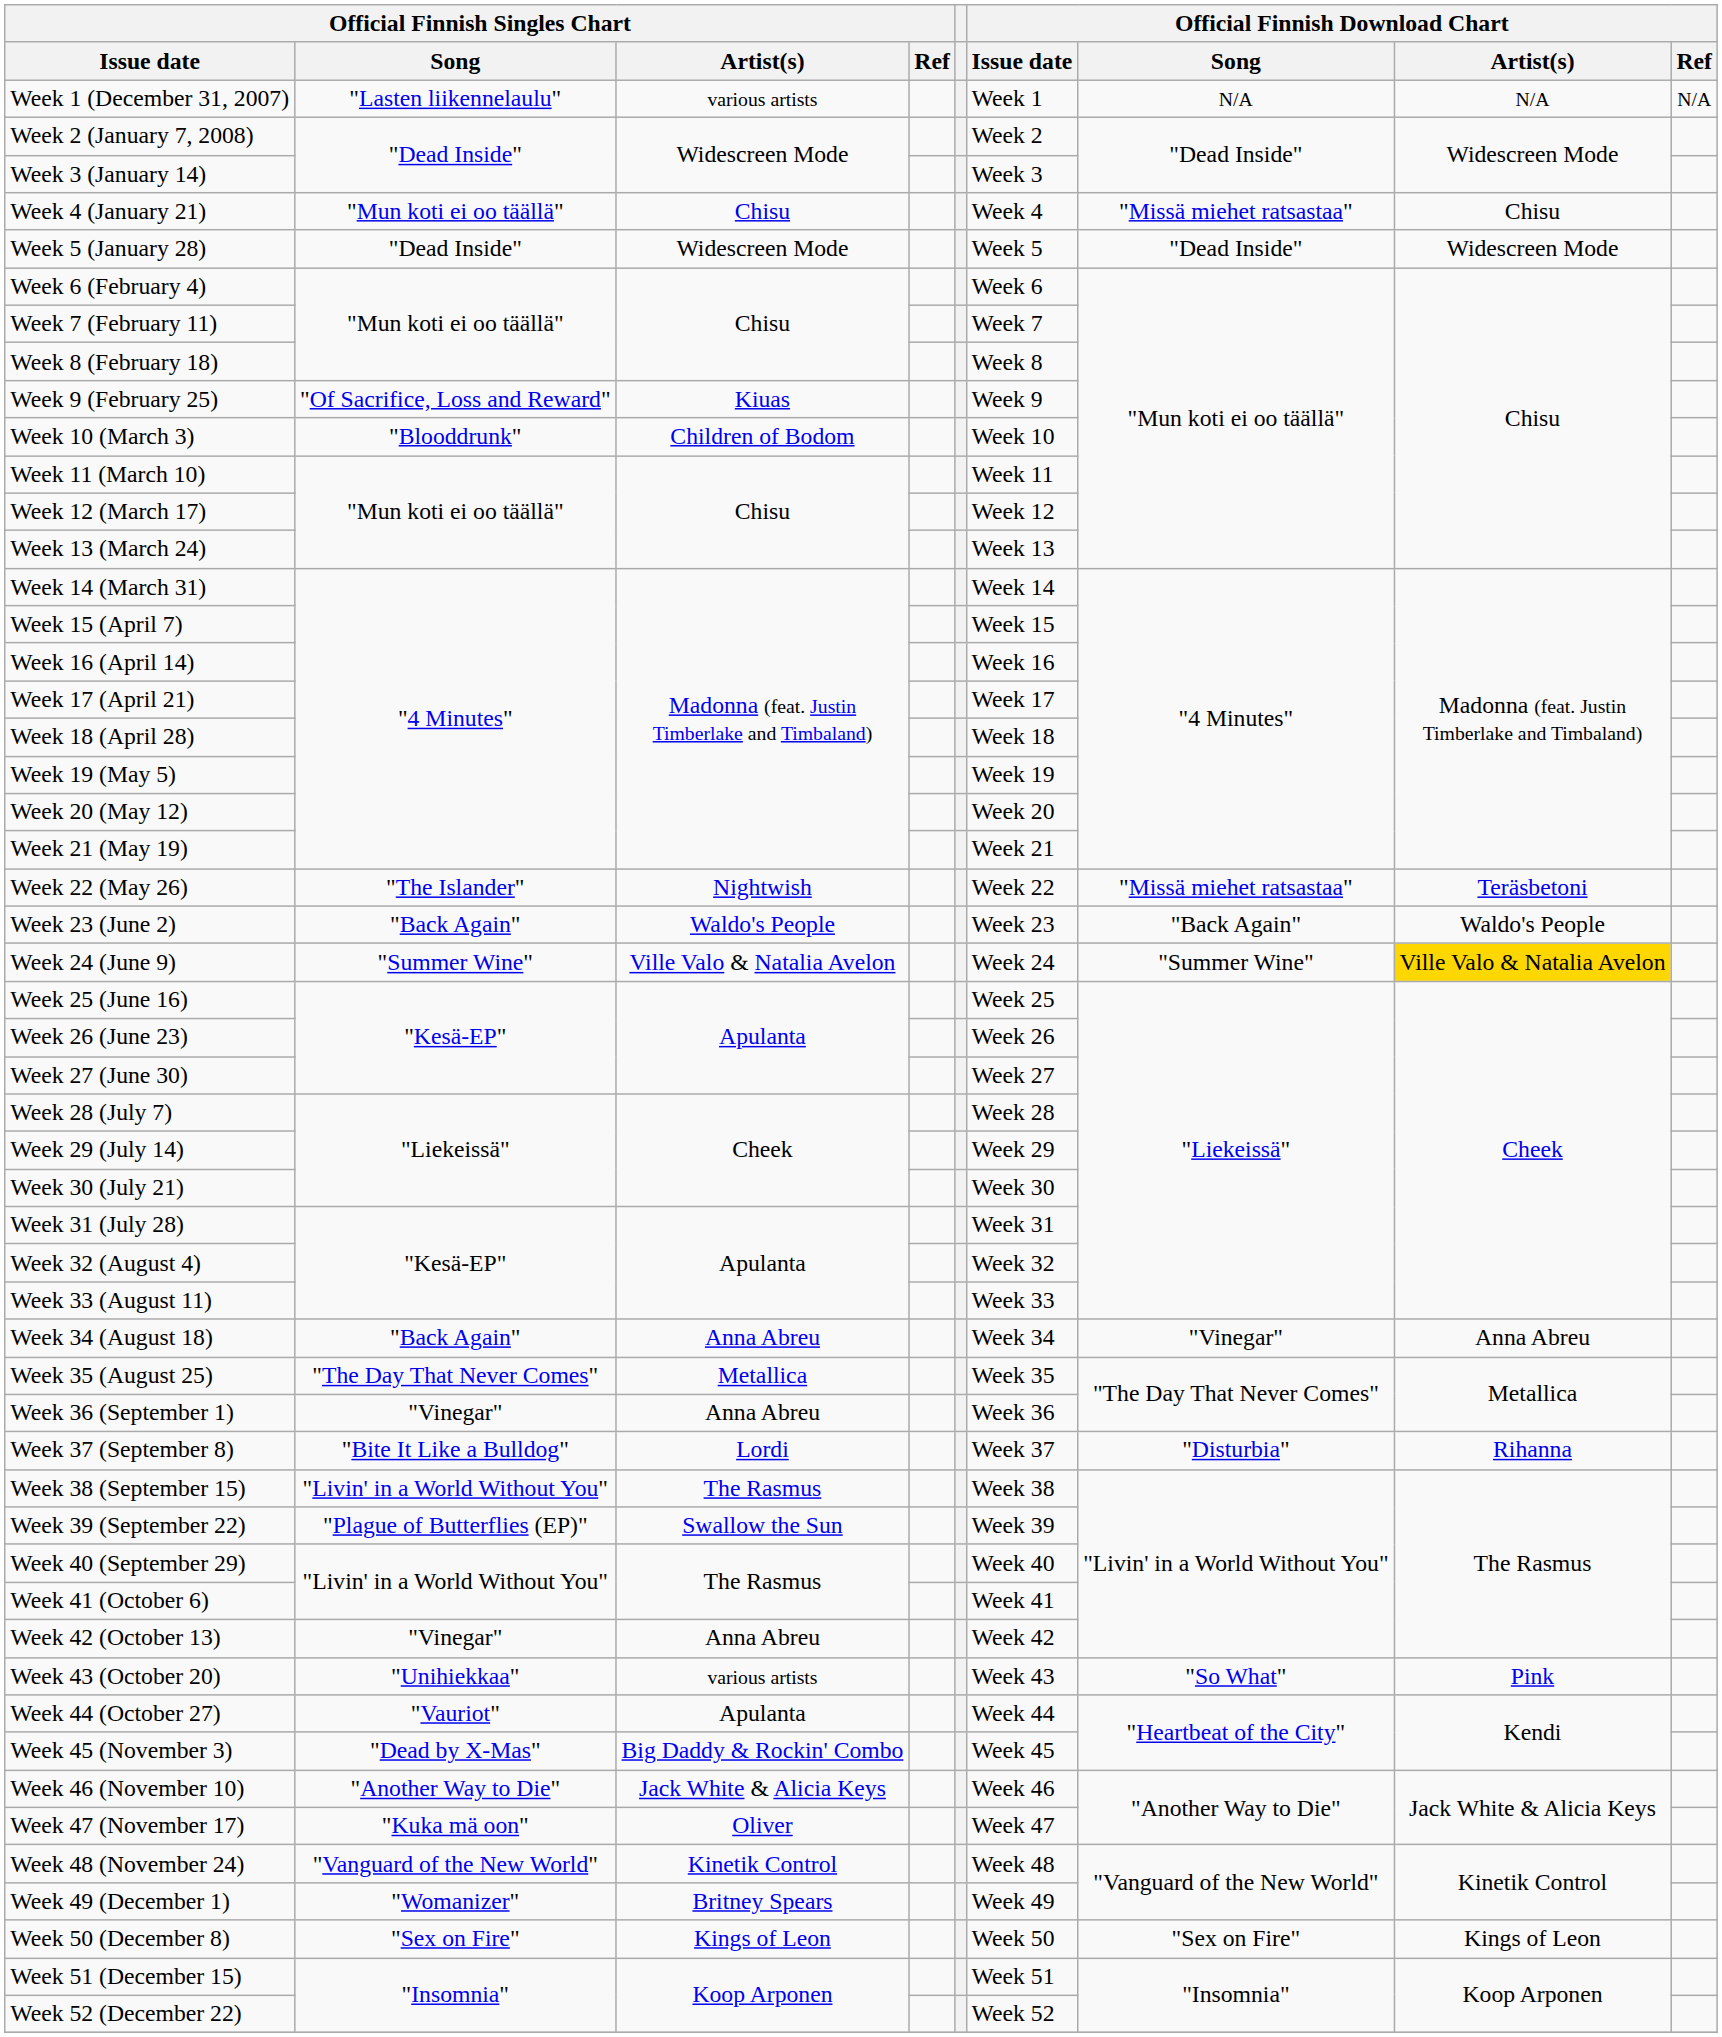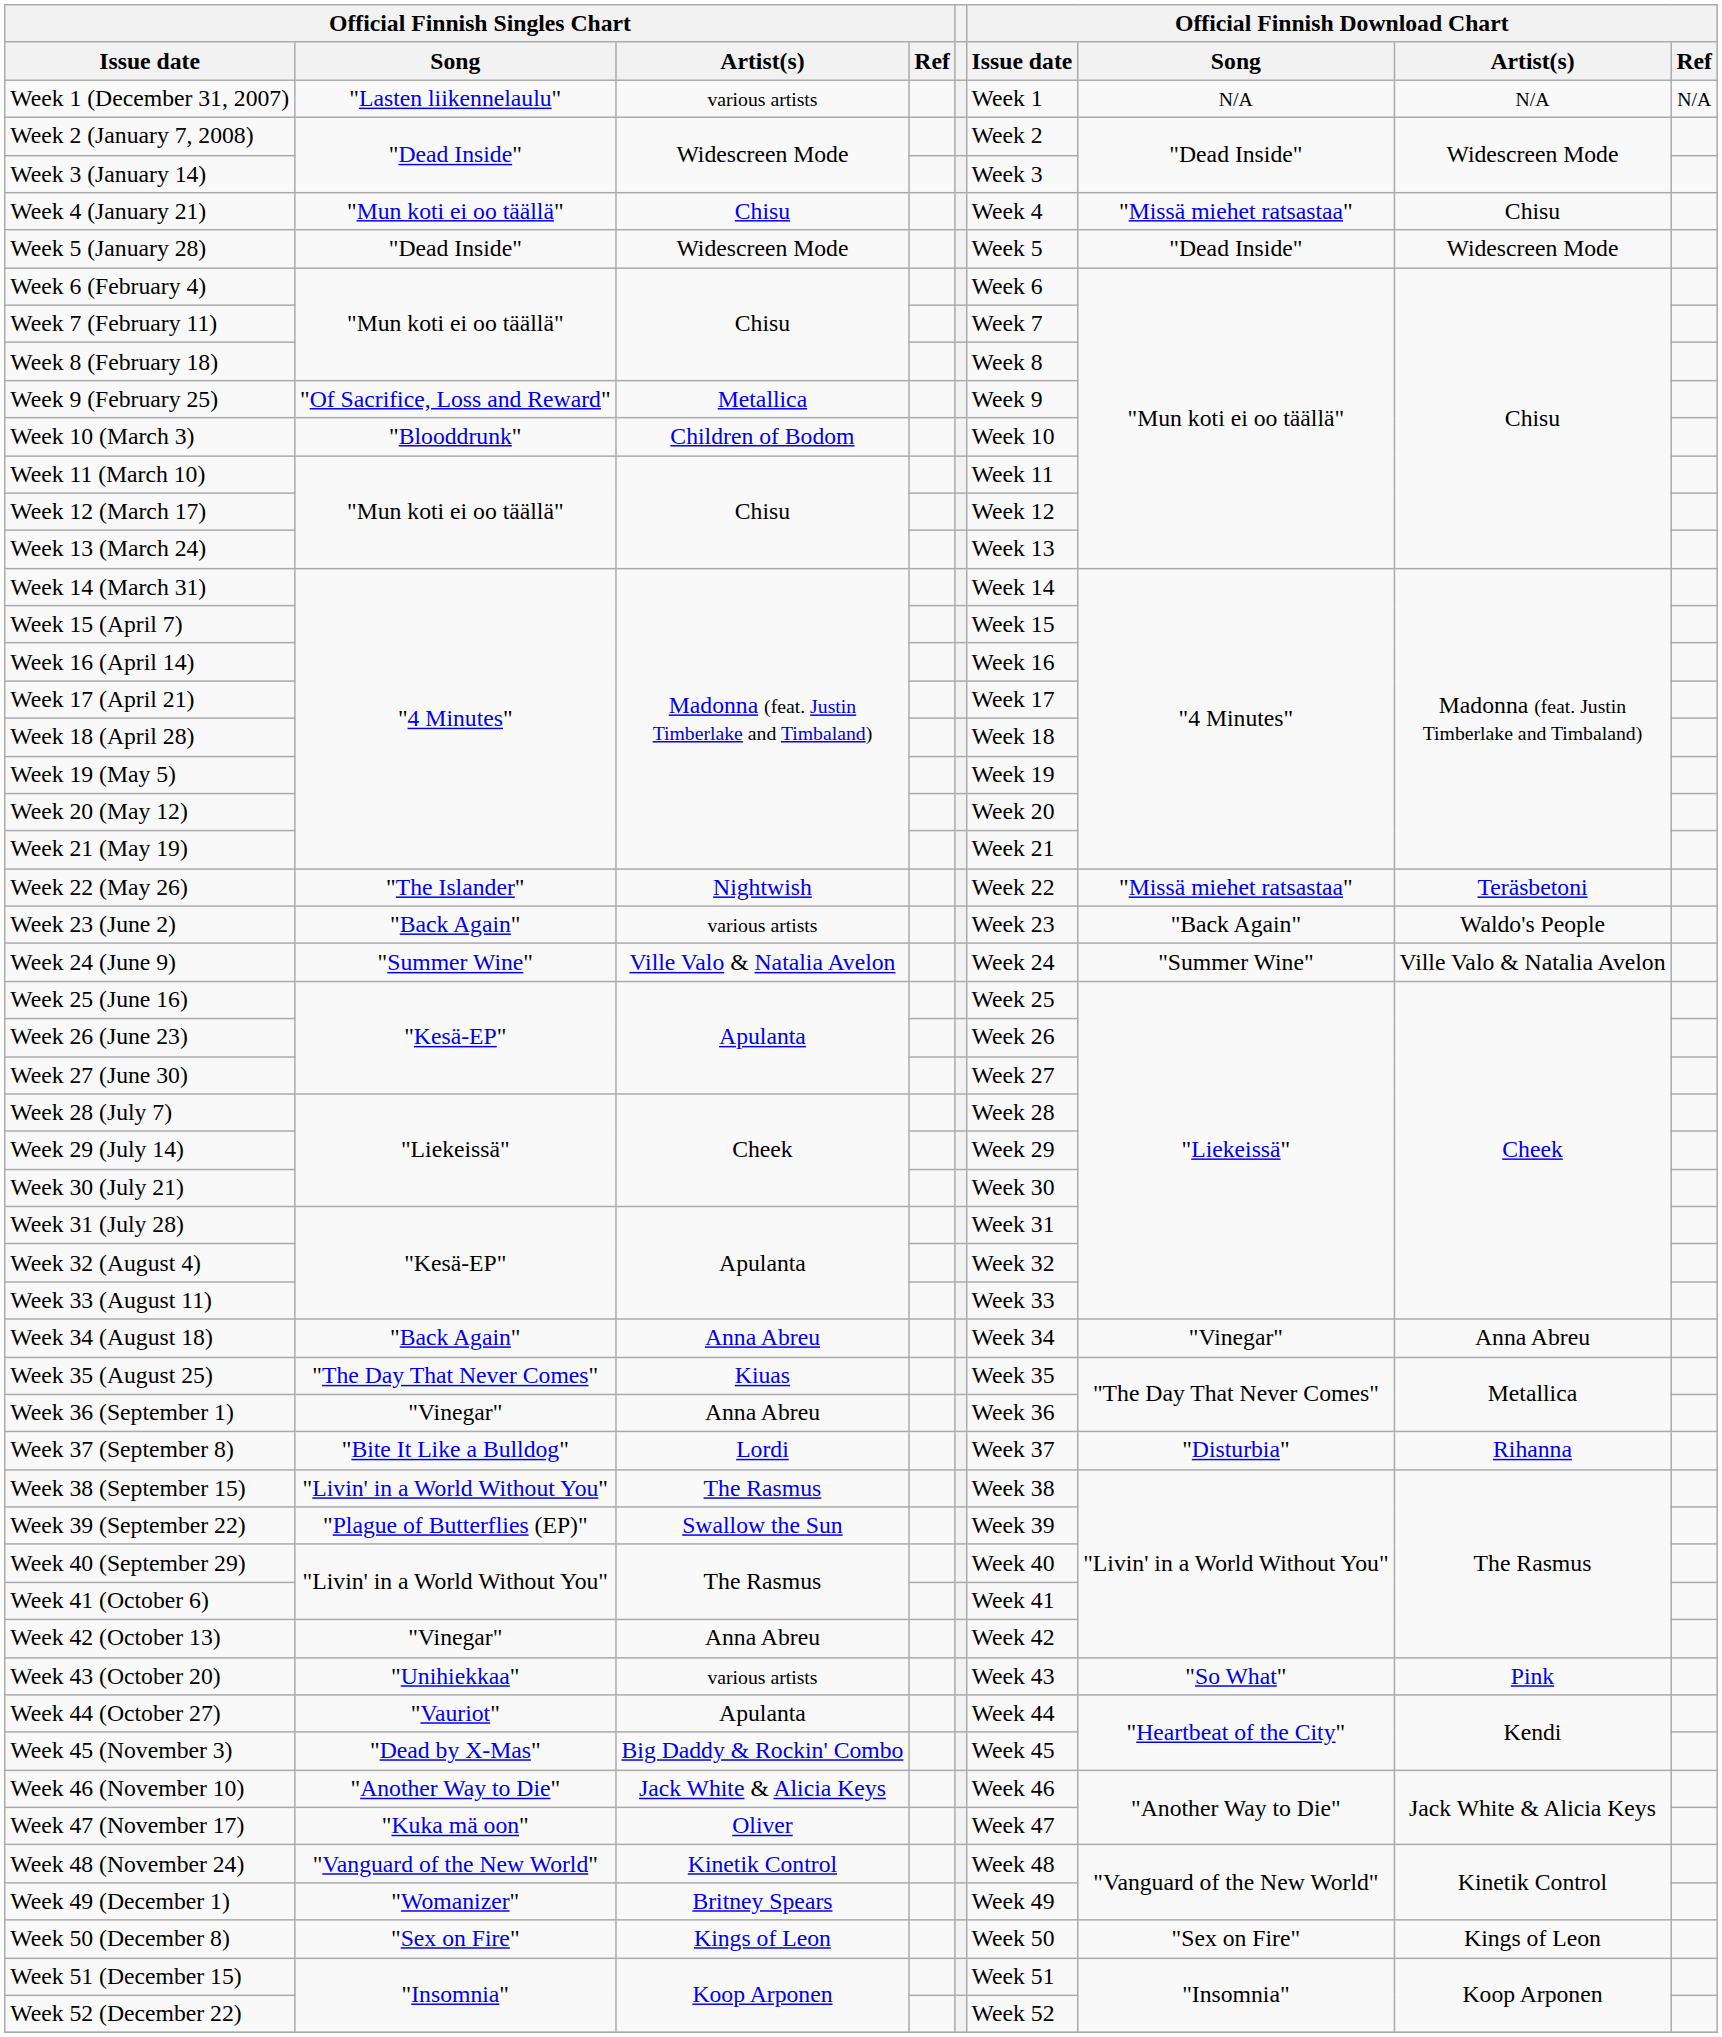(762, 398) Kiuas -> (762, 398) Metallica
(762, 924) Waldo's People -> (762, 926) various artists
(1532, 962) gold background -> (1532, 962) no background
(762, 1375) Metallica -> (762, 1375) Kiuas
